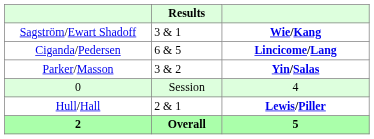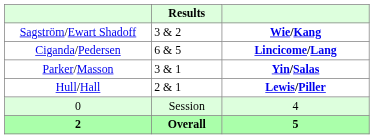(168, 32) 3 & 1 -> (168, 32) 3 & 2
(168, 69) 3 & 2 -> (168, 69) 3 & 1
rows swapped: (78, 106) <-> (78, 87)
